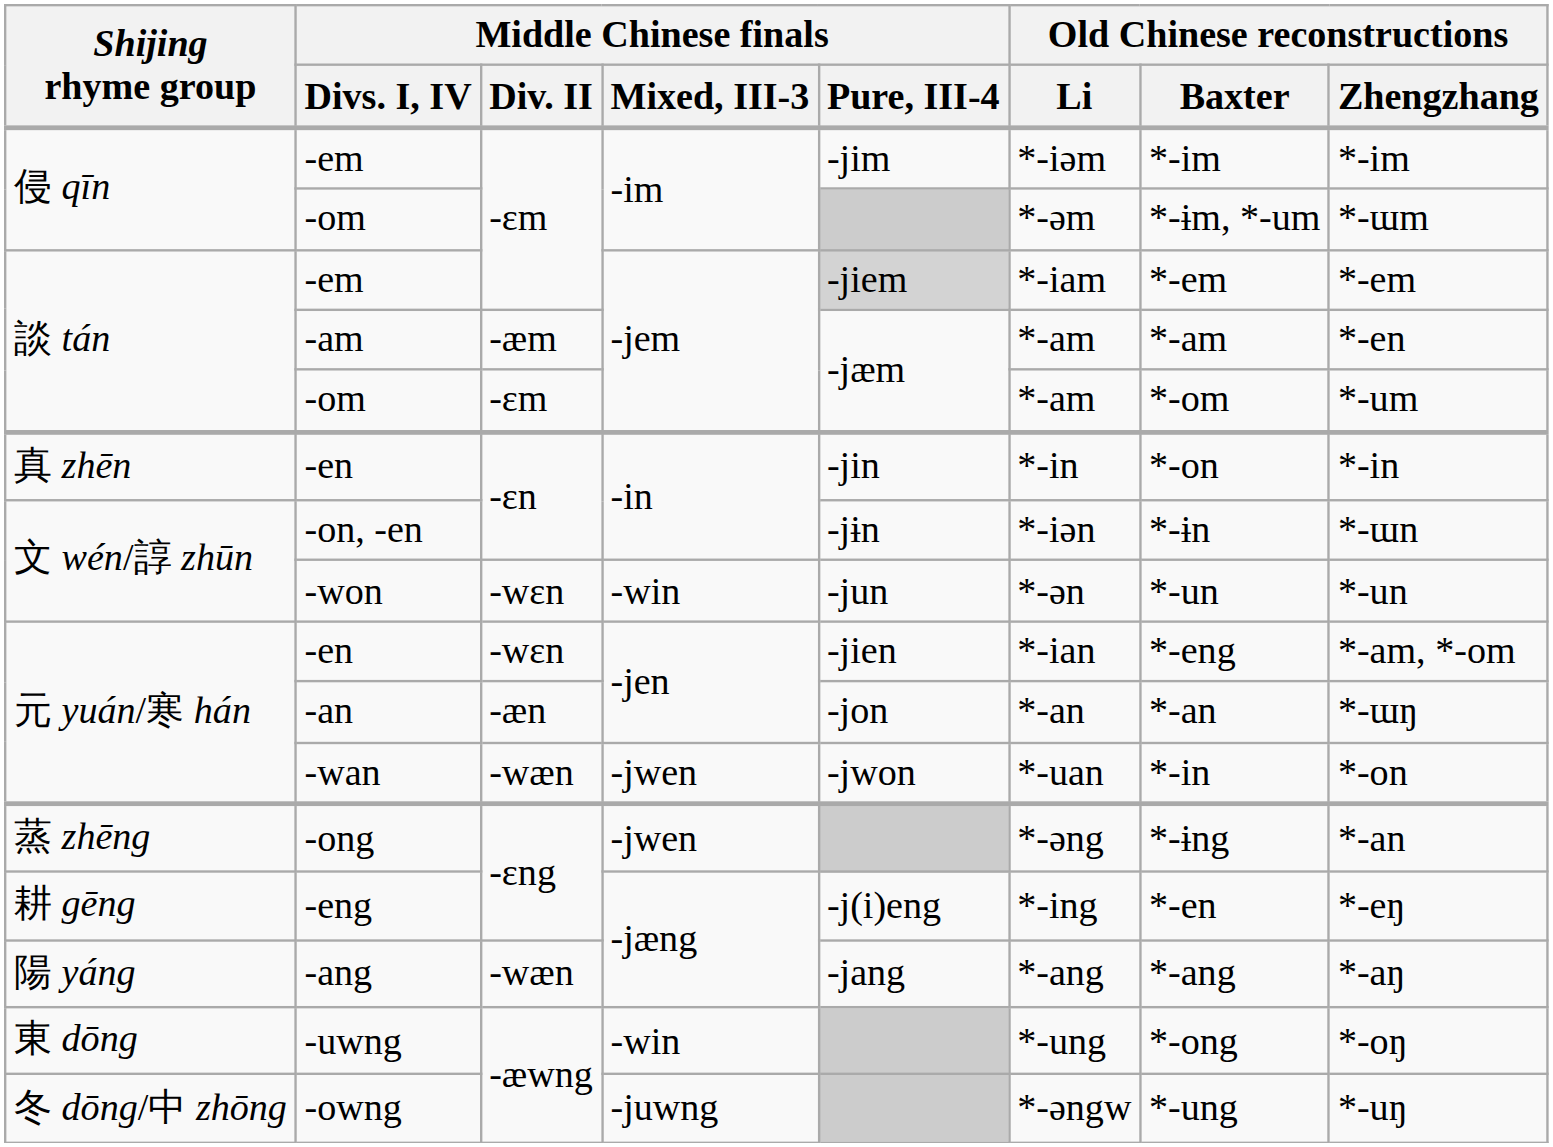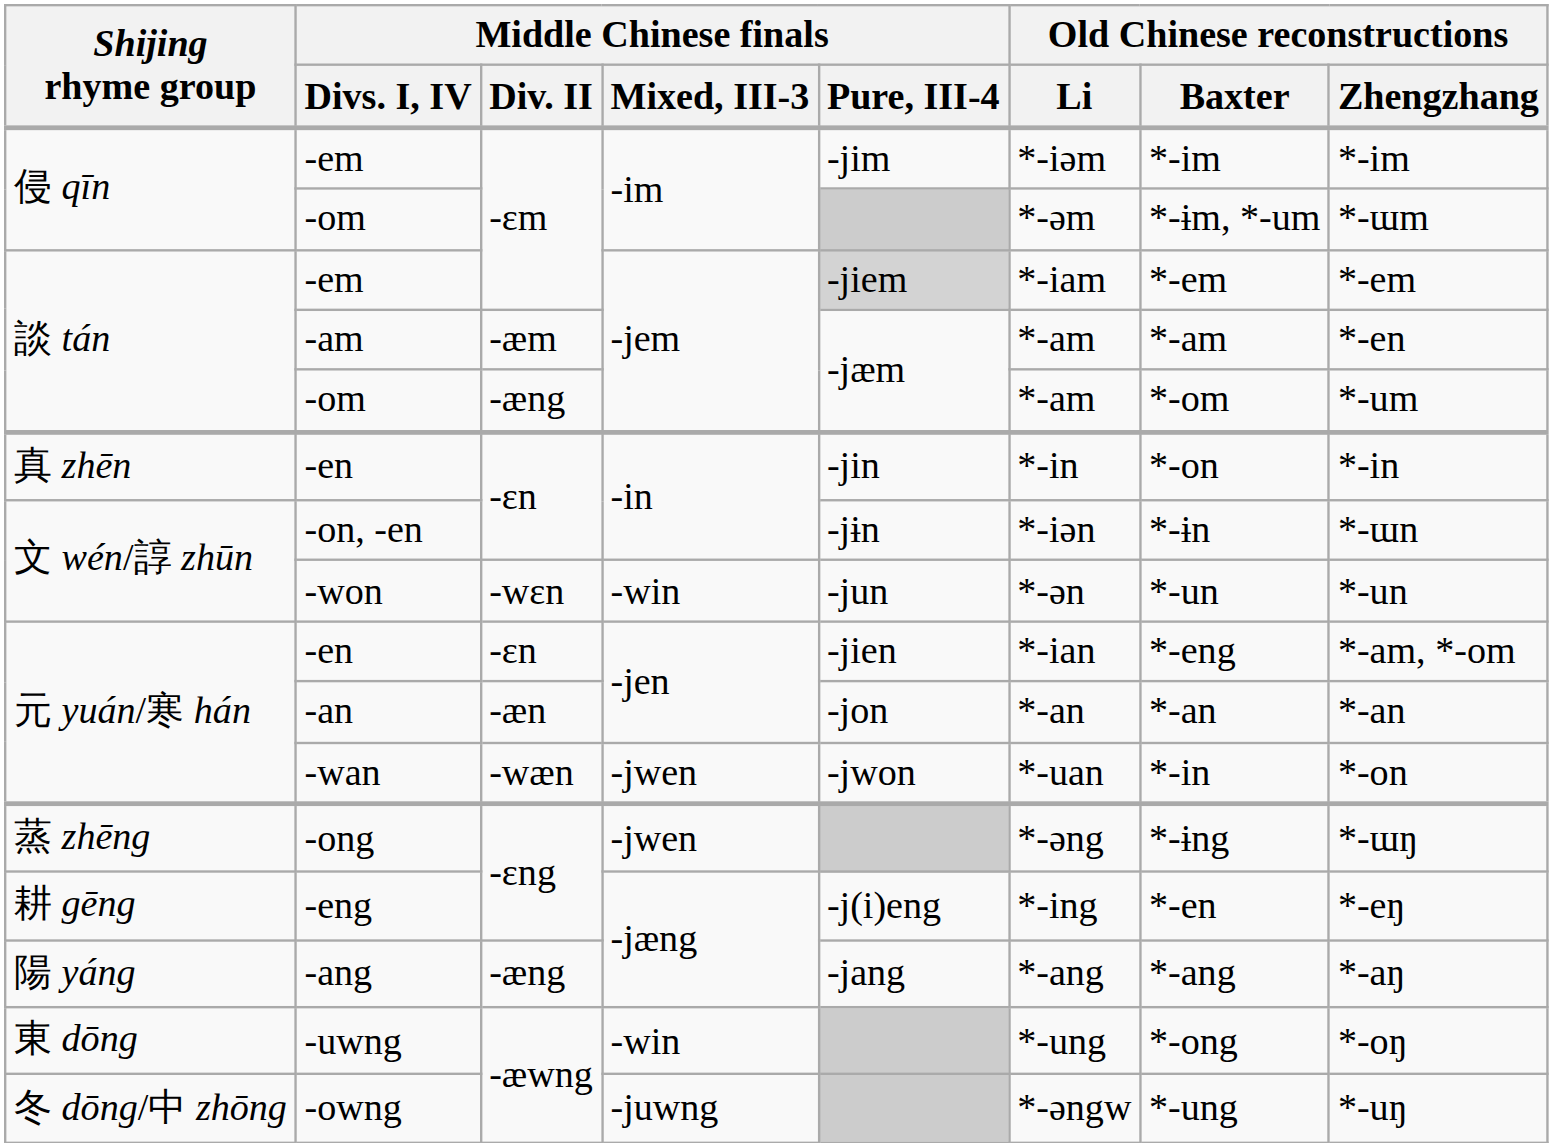(518, 399) -ɛm -> (527, 399) -æng
(527, 650) -wɛn -> (513, 650) -ɛn
(1378, 710) *-ɯŋ -> (1372, 710) *-an
(1372, 837) *-an -> (1378, 837) *-ɯŋ
(532, 972) -wæn -> (527, 972) -æng
